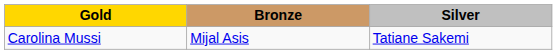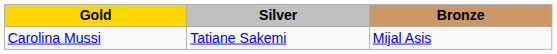columns swapped: (461, 15) <-> (278, 15)
